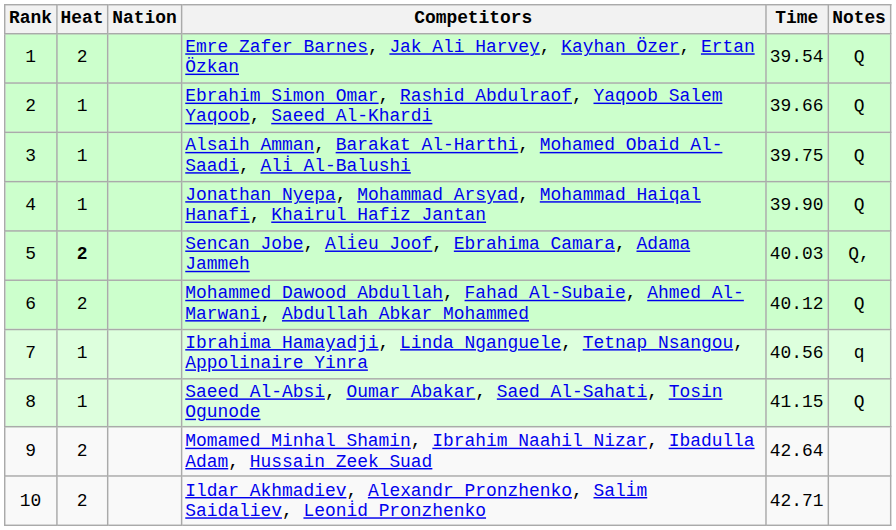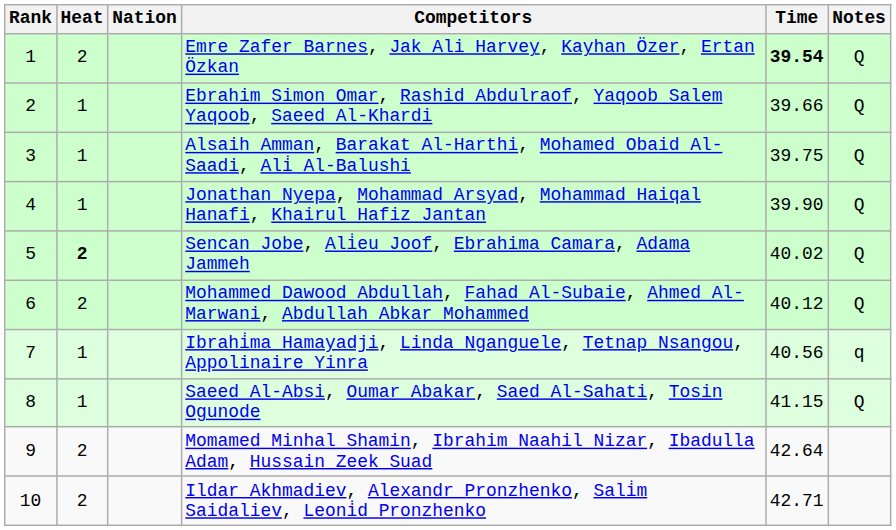(797, 59) normal -> (797, 59) bold
(797, 255) 40.03 -> (797, 255) 40.02
(859, 255) Q, -> (859, 255) Q
